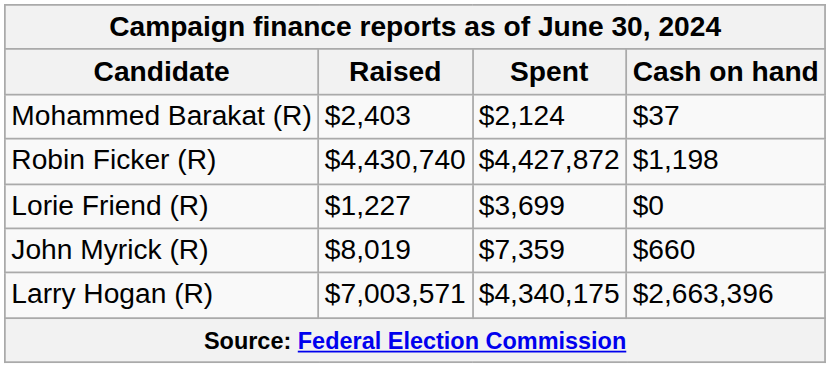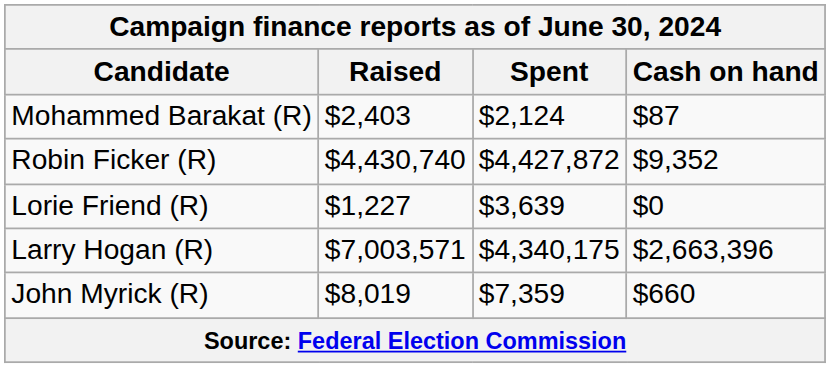(656, 116) $37 -> (656, 116) $87
(676, 160) $1,198 -> (676, 160) $9,352
(522, 205) $3,699 -> (522, 205) $3,639
rows swapped: (112, 294) <-> (110, 250)
